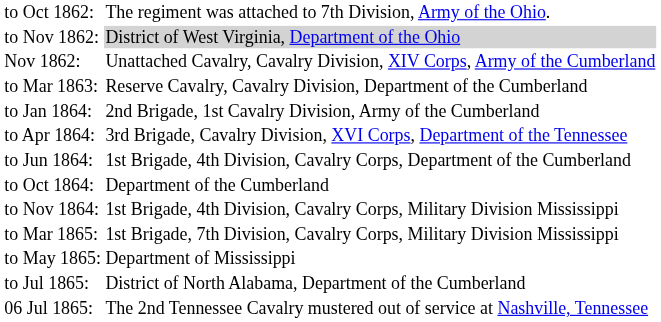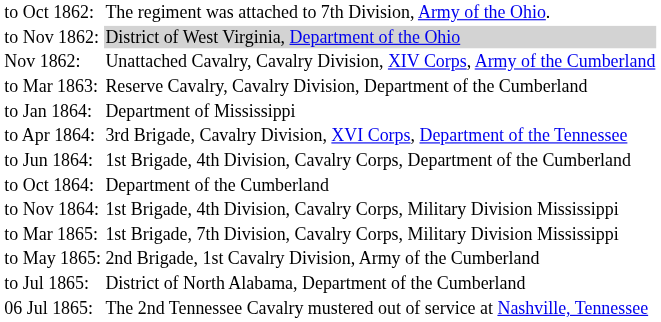(322, 110) 2nd Brigade, 1st Cavalry Division, Army of the Cumberland -> (200, 110) Department of Mississippi
(200, 258) Department of Mississippi -> (322, 258) 2nd Brigade, 1st Cavalry Division, Army of the Cumberland
